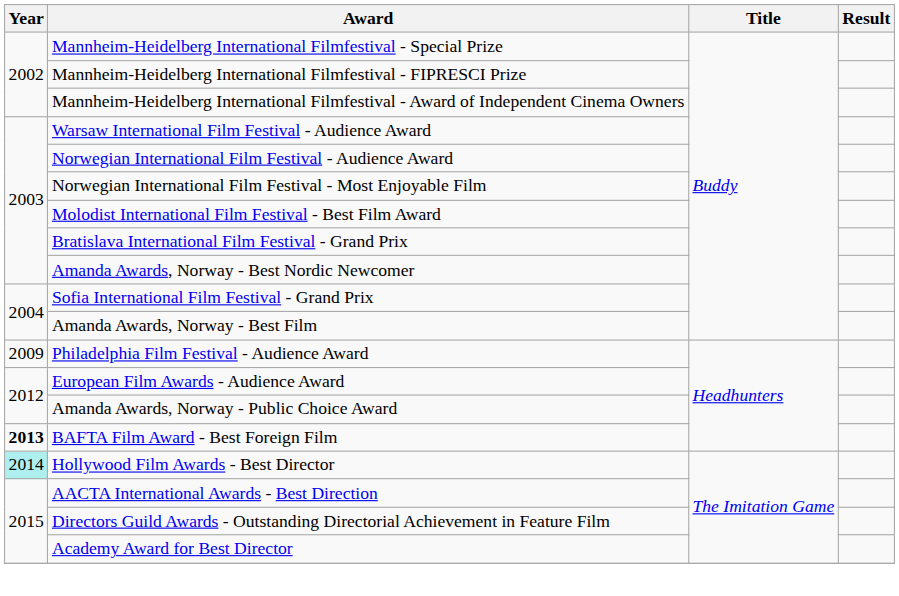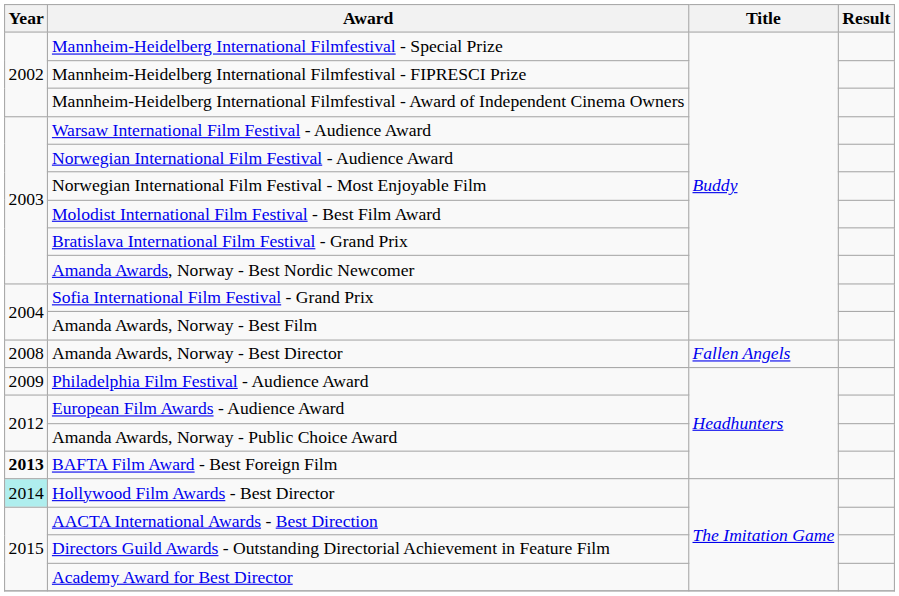+ row: (197, 353)
